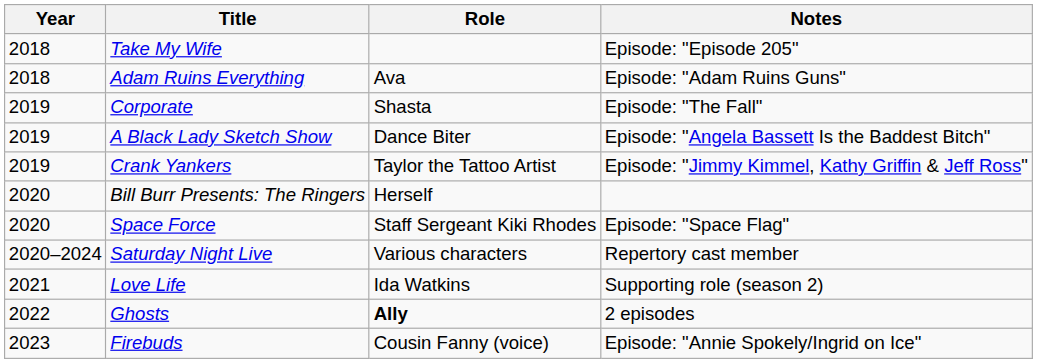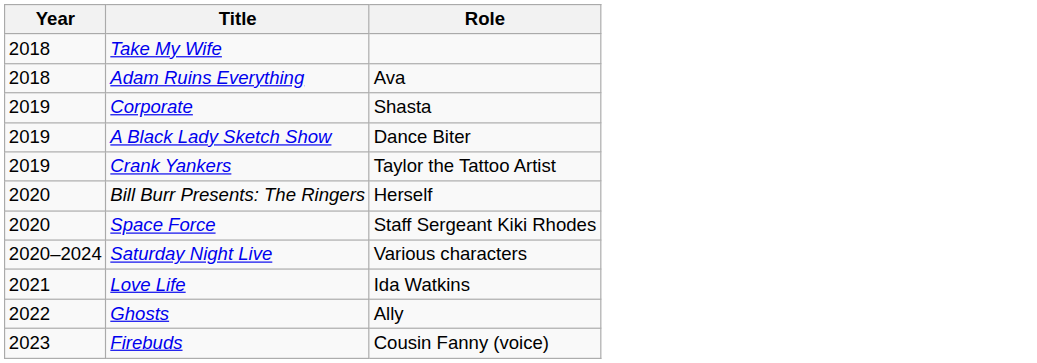- column: (816, 19)
(391, 313) bold -> (389, 313) normal
